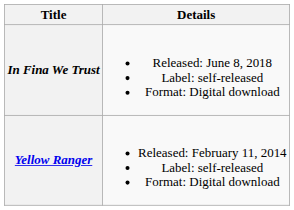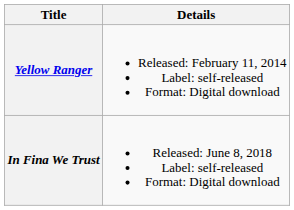rows swapped: (54, 160) <-> (54, 70)
